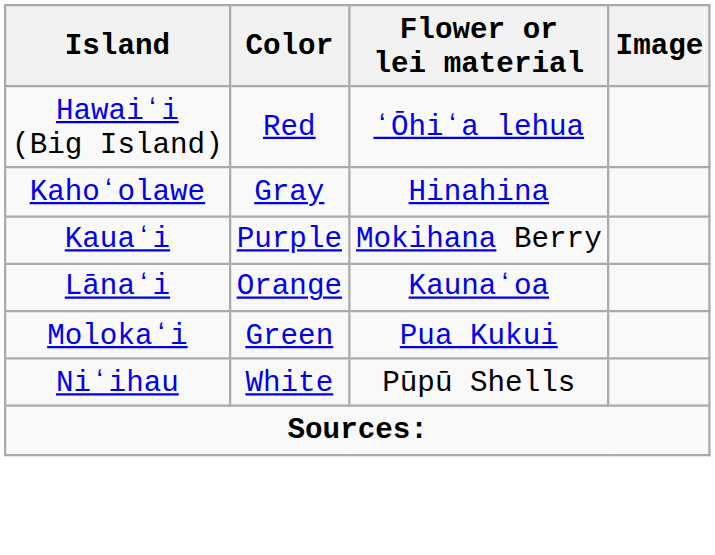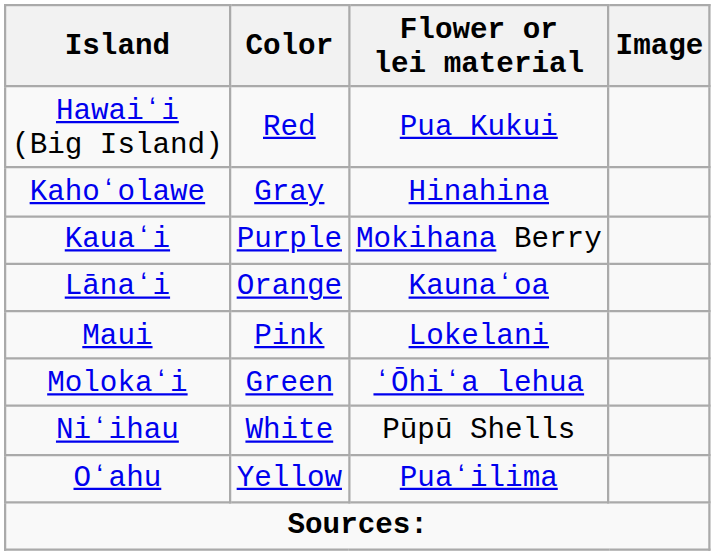(479, 127) ʻŌhiʻa lehua -> (479, 127) Pua Kukui
+ row: (117, 335)
(479, 335) Pua Kukui -> (479, 382) ʻŌhiʻa lehua
+ row: (117, 478)
